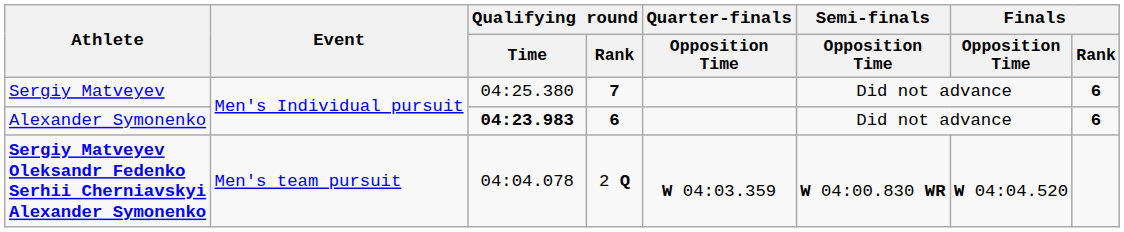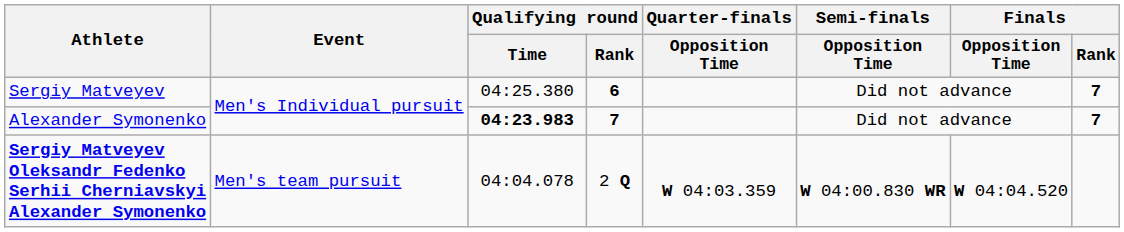(615, 92) 7 -> (615, 92) 6
(1096, 92) 6 -> (1096, 92) 7
(615, 121) 6 -> (615, 121) 7
(1096, 121) 6 -> (1096, 121) 7
